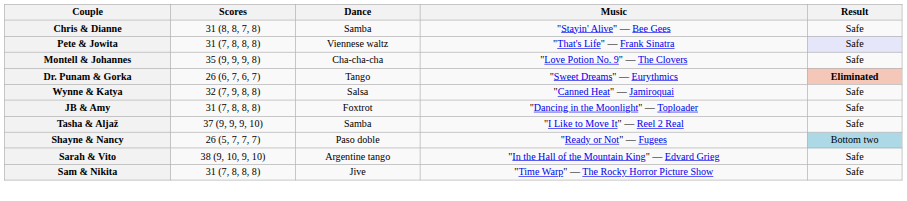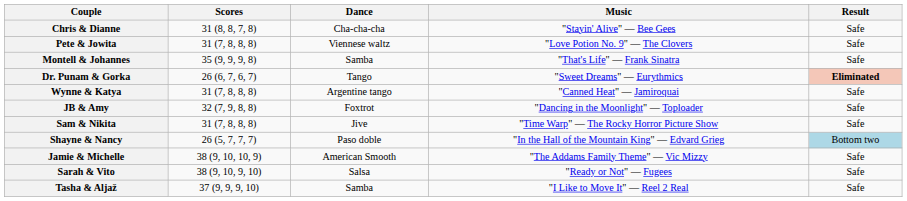(358, 28) Samba -> (359, 28) Cha-cha-cha
(614, 44) "That's Life" — Frank Sinatra -> (619, 44) "Love Potion No. 9" — The Clovers
(855, 44) lavender background -> (855, 44) no background
(358, 60) Cha-cha-cha -> (359, 60) Samba
(614, 60) "Love Potion No. 9" — The Clovers -> (619, 60) "That's Life" — Frank Sinatra
(233, 92) 32 (7, 9, 8, 8) -> (229, 92) 31 (7, 8, 8, 8)
(358, 92) Salsa -> (359, 92) Argentine tango
(233, 108) 31 (7, 8, 8, 8) -> (229, 108) 32 (7, 9, 8, 8)
rows swapped: (88, 124) <-> (88, 172)
(614, 140) "Ready or Not" — Fugees -> (619, 140) "In the Hall of the Mountain King" — Edvard Grieg
+ row: (86, 156)
(358, 156) Argentine tango -> (359, 172) Salsa
(614, 156) "In the Hall of the Mountain King" — Edvard Grieg -> (619, 172) "Ready or Not" — Fugees
